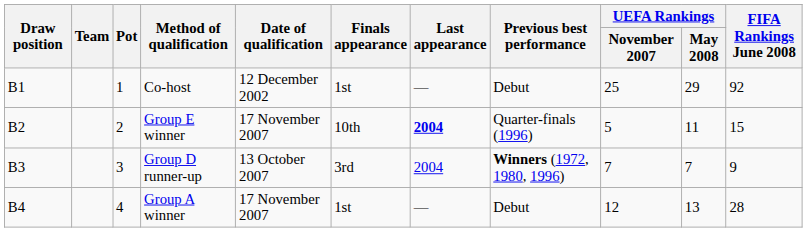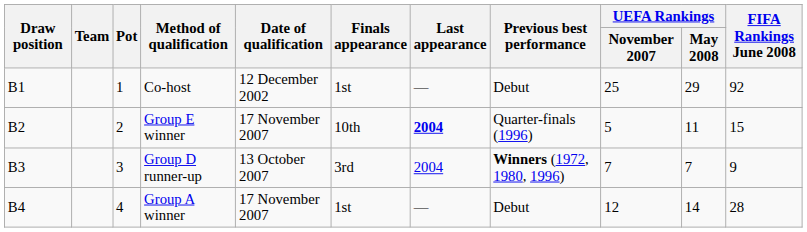(692, 207) 13 -> (692, 207) 14
